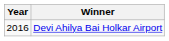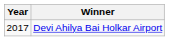(18, 28) 2016 -> (18, 28) 2017
